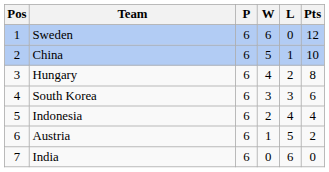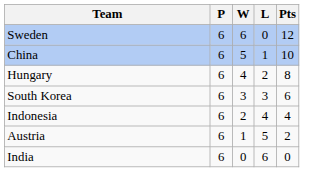- column: (17, 14)
